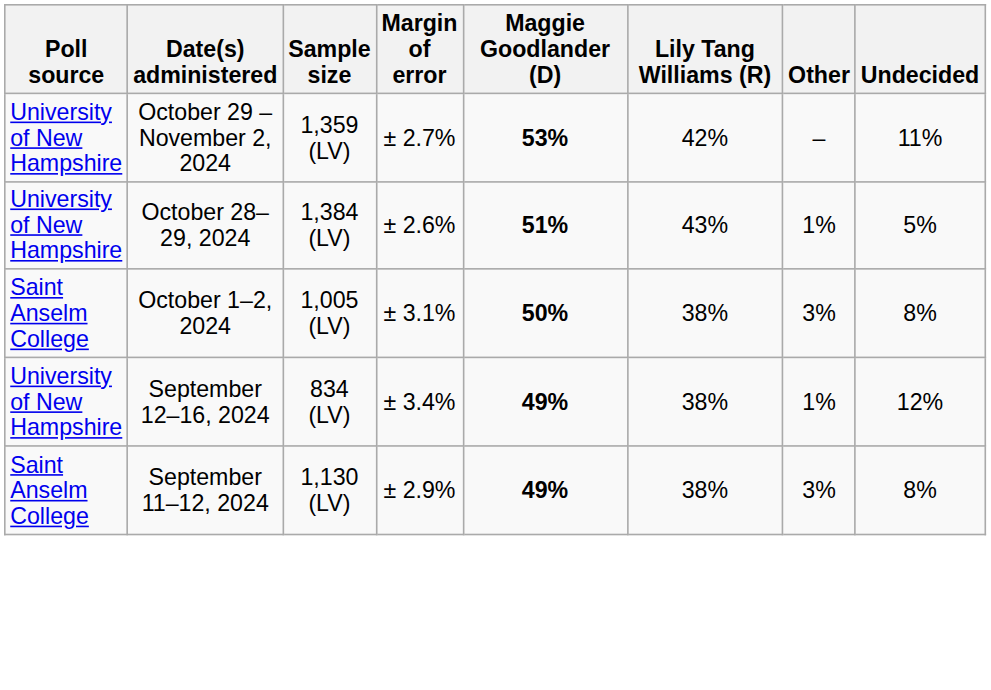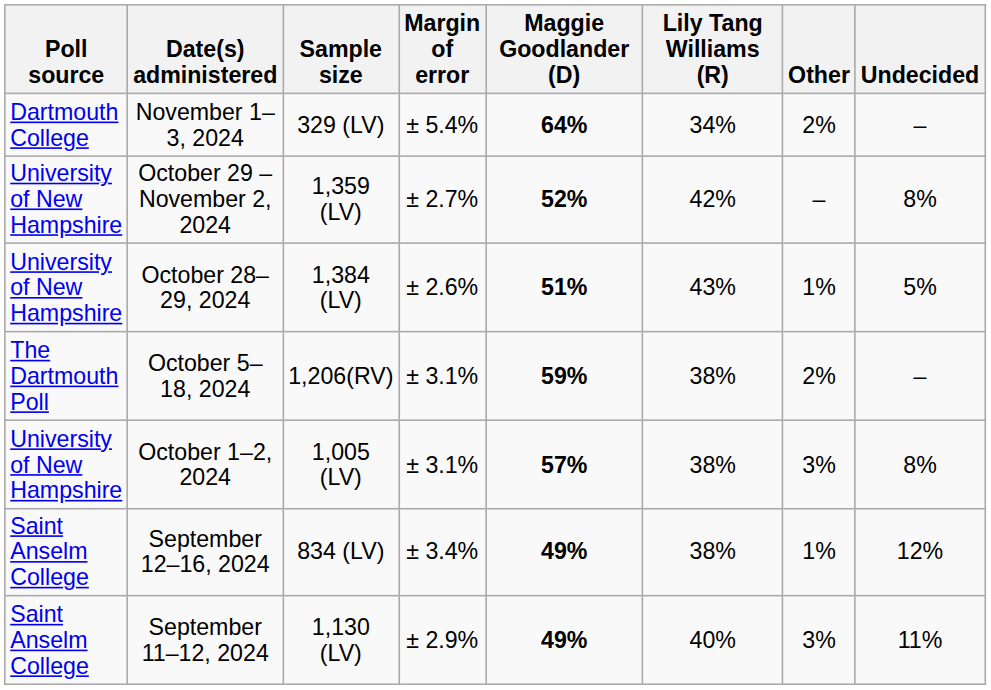+ row: (205, 125)
(545, 137) 53% -> (564, 200) 52%
(920, 137) 11% -> (920, 200) 8%
+ row: (205, 376)
(50, 314) Saint Anselm College -> (66, 464) University of New Hampshire
(545, 314) 50% -> (564, 464) 57%
(66, 402) University of New Hampshire -> (50, 552) Saint Anselm College
(705, 490) 38% -> (713, 641) 40%
(920, 490) 8% -> (920, 641) 11%
